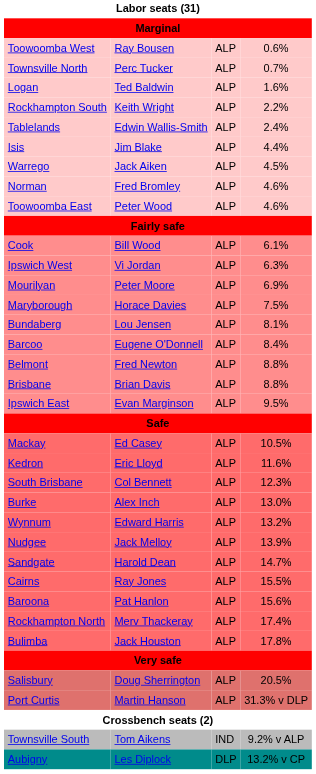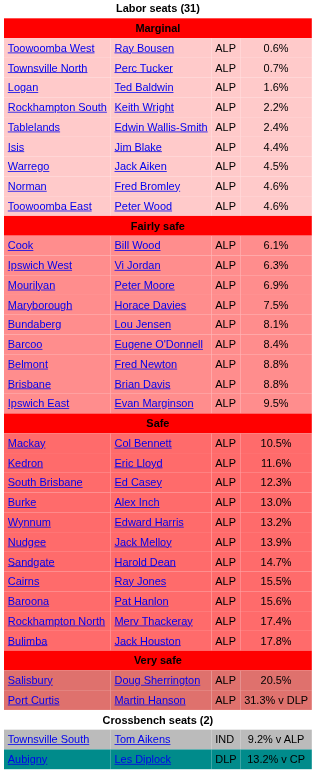(138, 443) Ed Casey -> (143, 443) Col Bennett
(143, 482) Col Bennett -> (138, 482) Ed Casey
